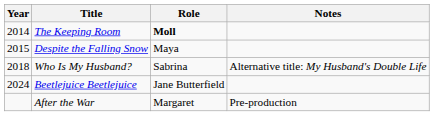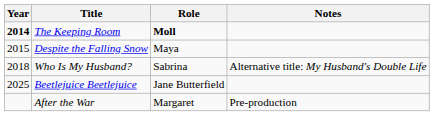(18, 31) normal -> (18, 31) bold
(18, 84) 2024 -> (18, 84) 2025
